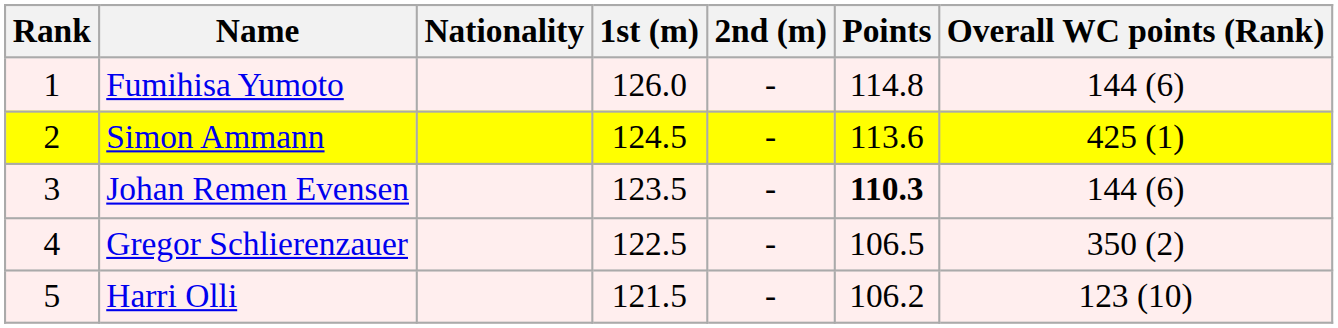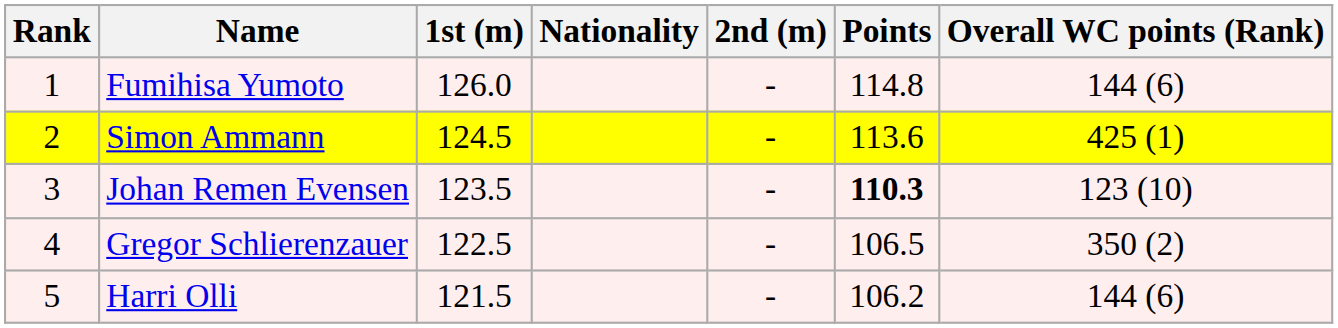columns swapped: (504, 31) <-> (649, 31)
(1136, 190) 144 (6) -> (1136, 190) 123 (10)
(1136, 296) 123 (10) -> (1136, 296) 144 (6)
